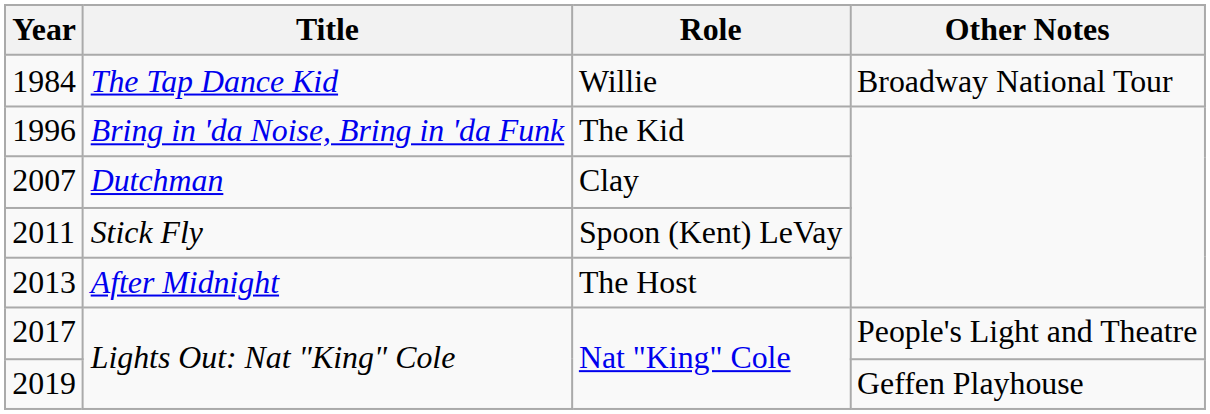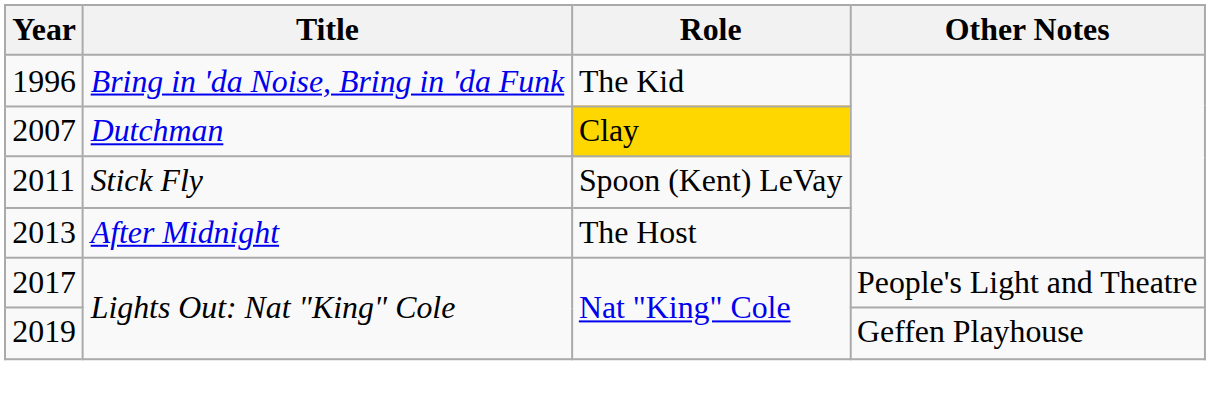- row: (44, 80)
(609, 181) no background -> (609, 130) gold background
